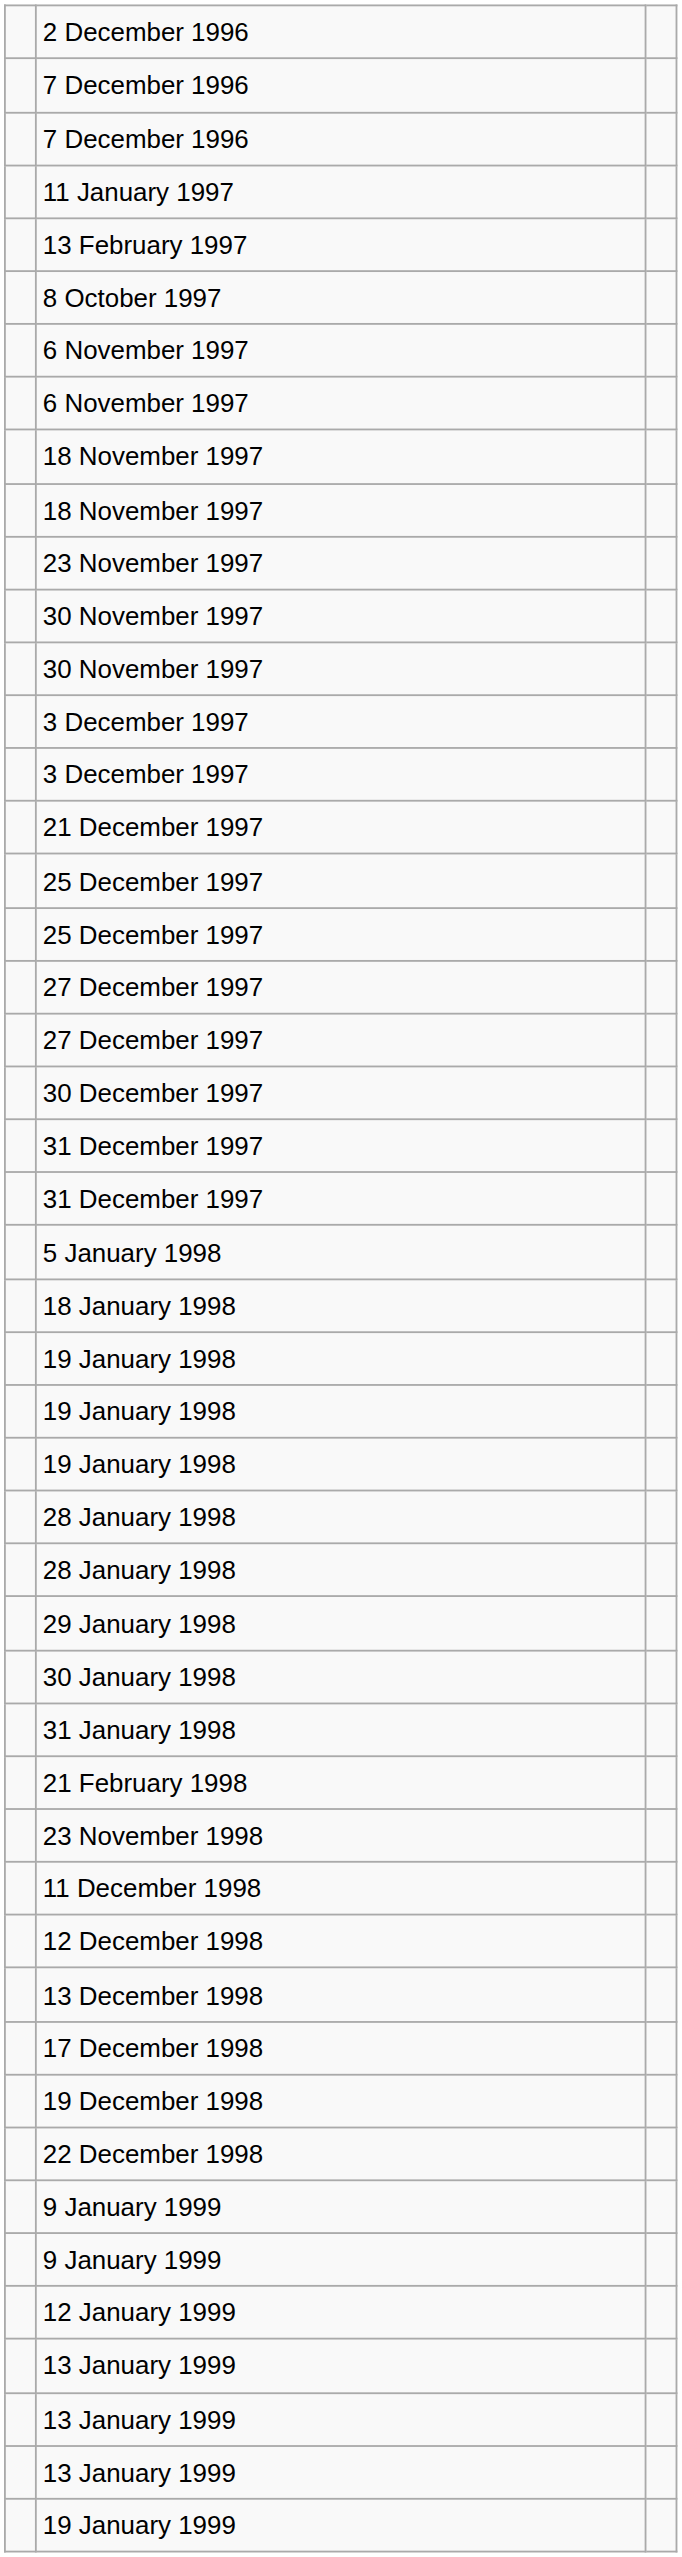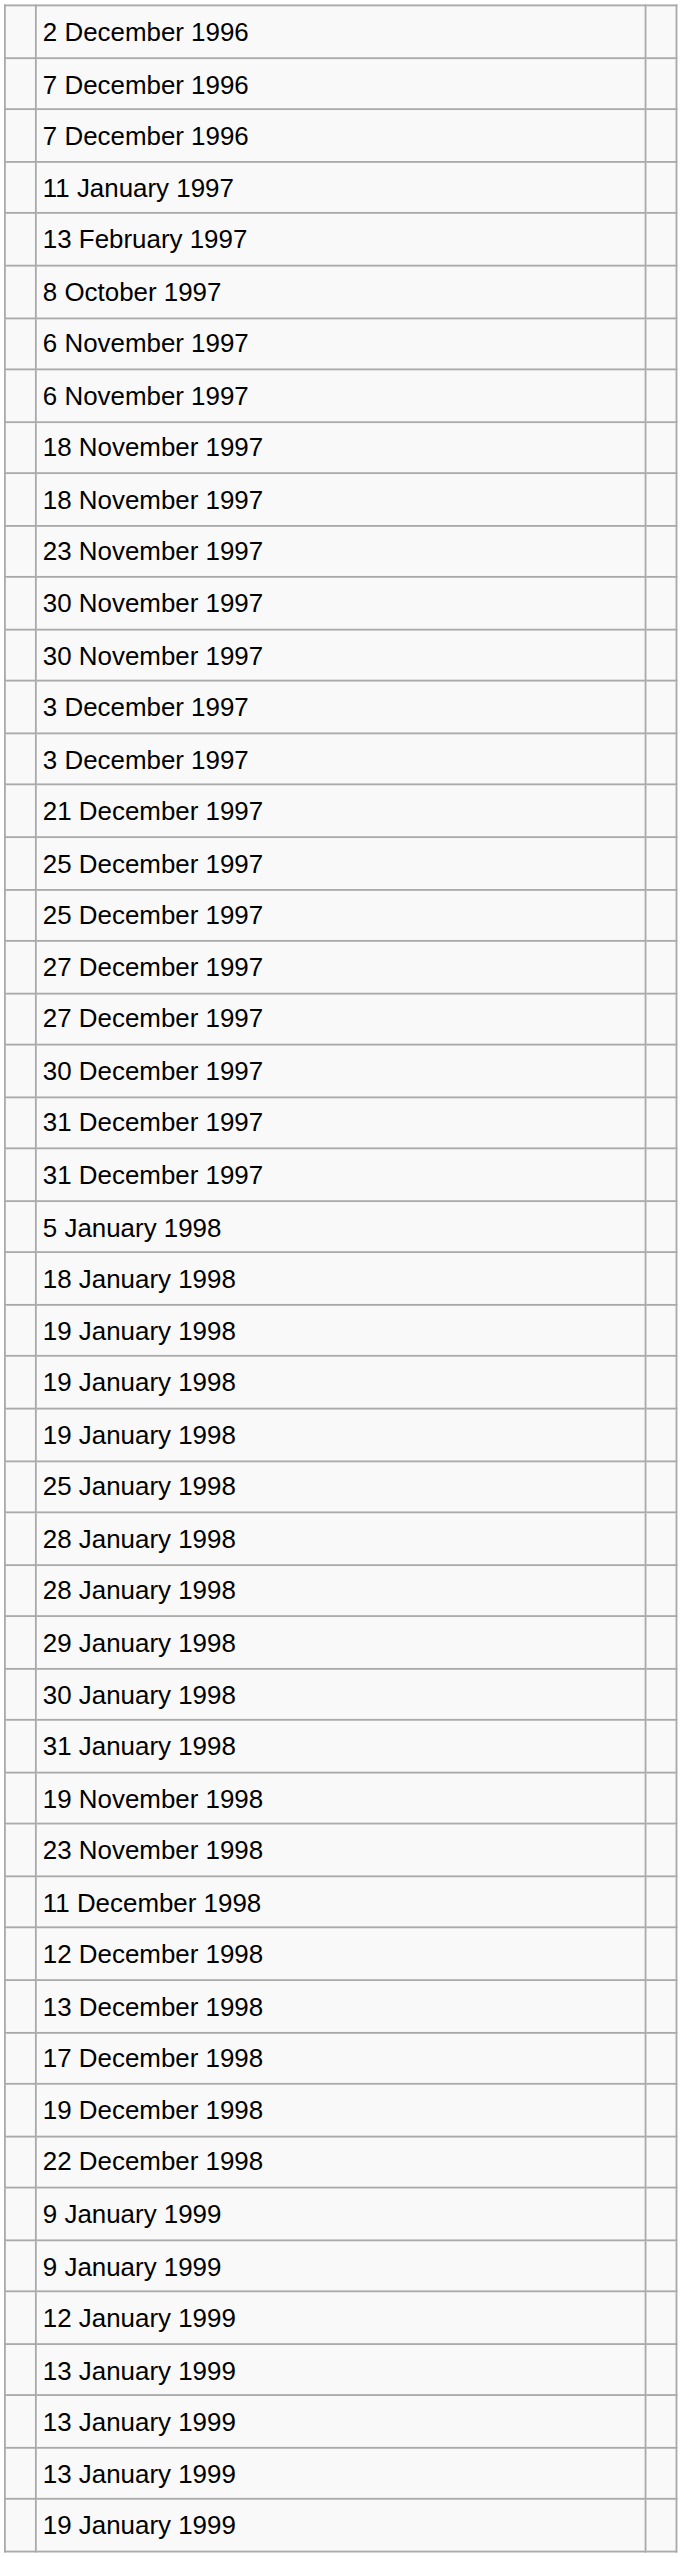+ row: (21, 1487)
- row: (21, 1783)
+ row: (21, 1798)
